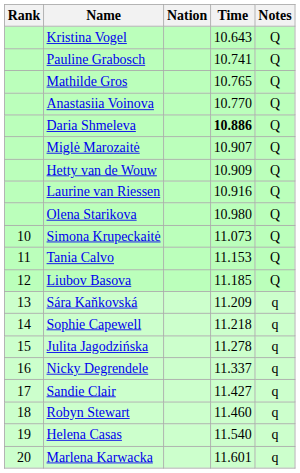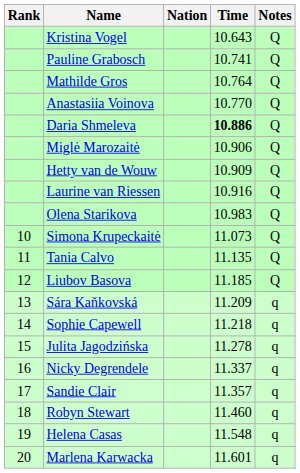(233, 81) 10.765 -> (233, 81) 10.764
(233, 147) 10.907 -> (233, 147) 10.906
(233, 214) 10.980 -> (233, 214) 10.983
(233, 258) 11.153 -> (233, 258) 11.135
(233, 390) 11.427 -> (233, 390) 11.357
(233, 434) 11.540 -> (233, 434) 11.548
